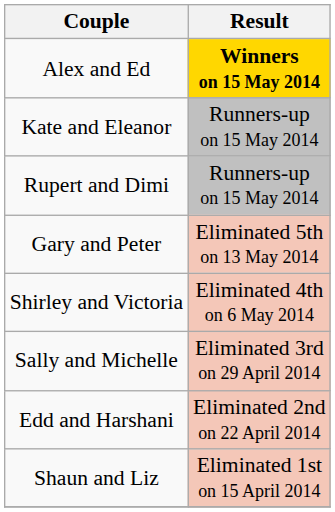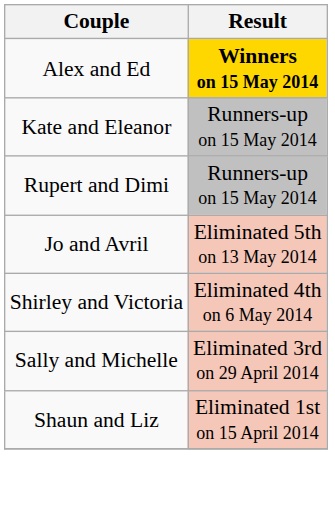- row: (96, 243)
+ row: (96, 243)
- row: (96, 419)
